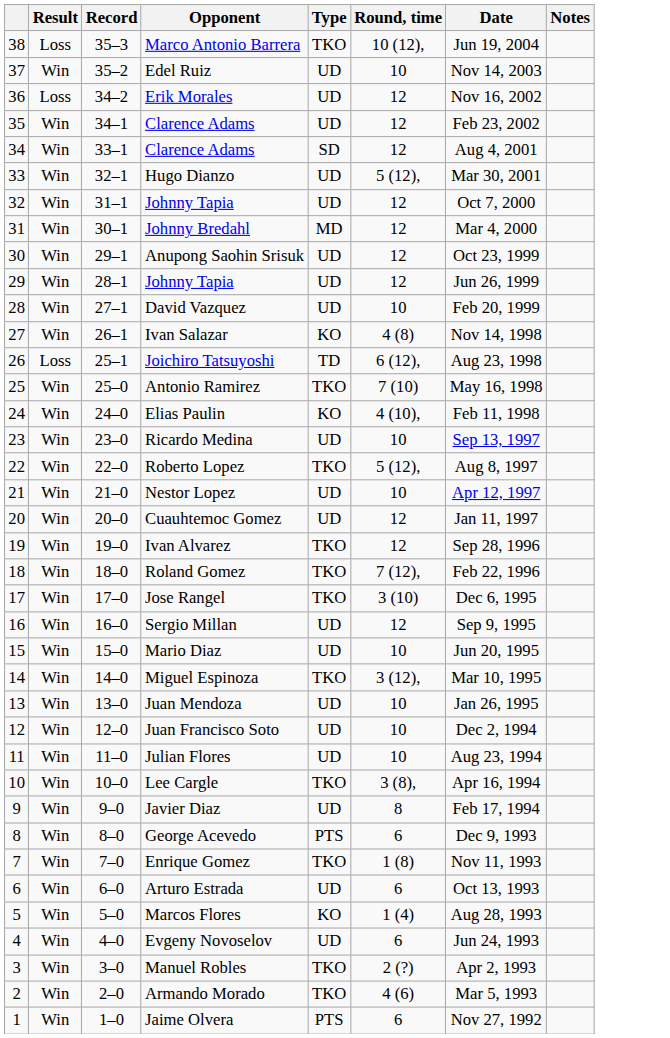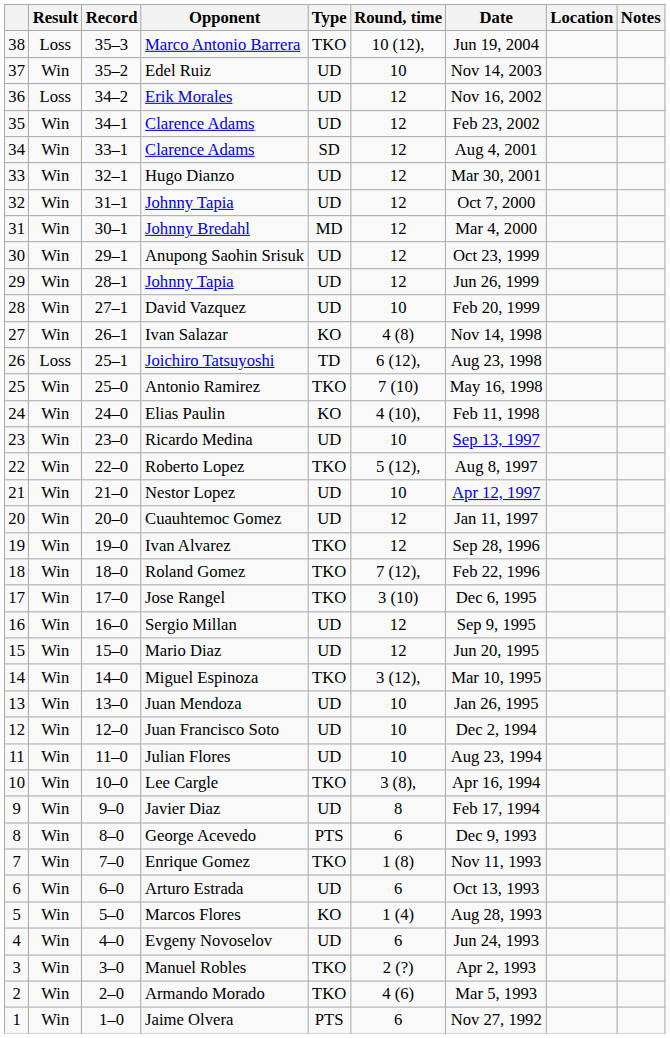+ column: (582, 17)
(398, 176) 5 (12), -> (398, 176) 12
(398, 651) 10 -> (398, 651) 12
